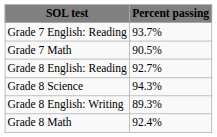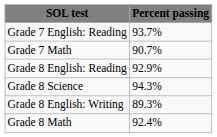(147, 50) 90.5% -> (147, 50) 90.7%
(147, 68) 92.7% -> (147, 68) 92.9%
